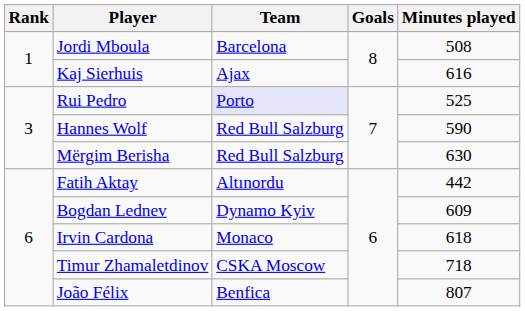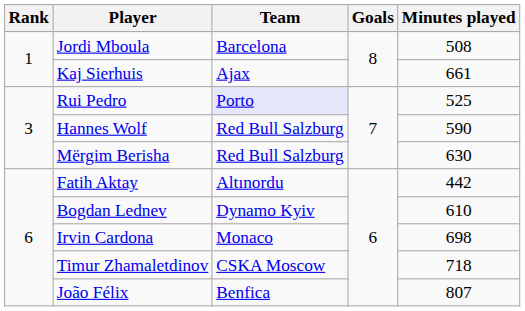(459, 73) 616 -> (459, 73) 661
(459, 210) 609 -> (459, 210) 610
(459, 237) 618 -> (459, 237) 698
